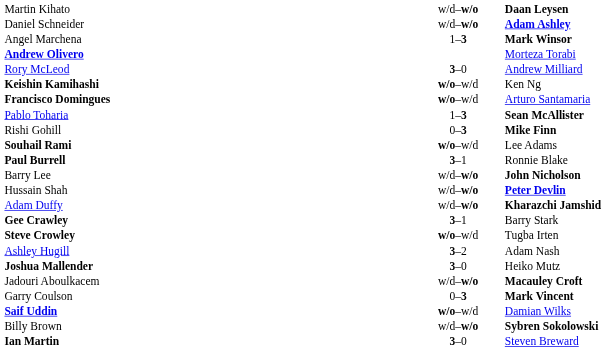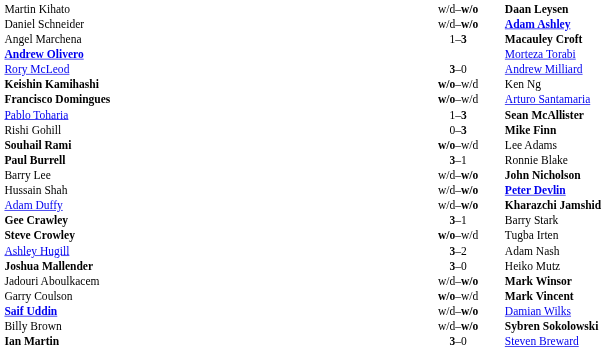(538, 39) Mark Winsor -> (544, 39) Macauley Croft
(544, 281) Macauley Croft -> (538, 281) Mark Winsor
(458, 296) 0–3 -> (458, 296) w/o–w/d
(458, 311) w/o–w/d -> (458, 311) w/d–w/o
